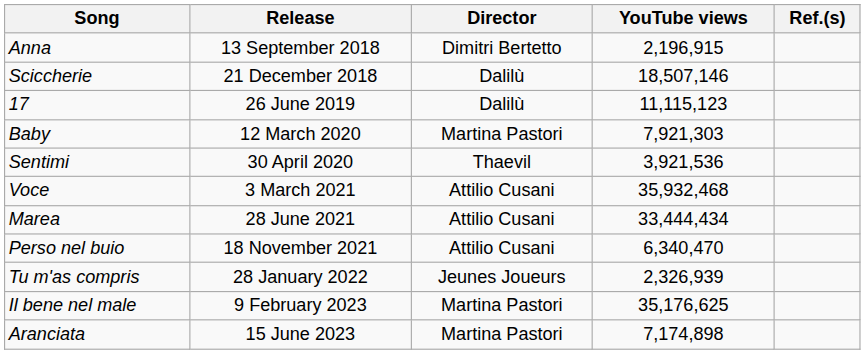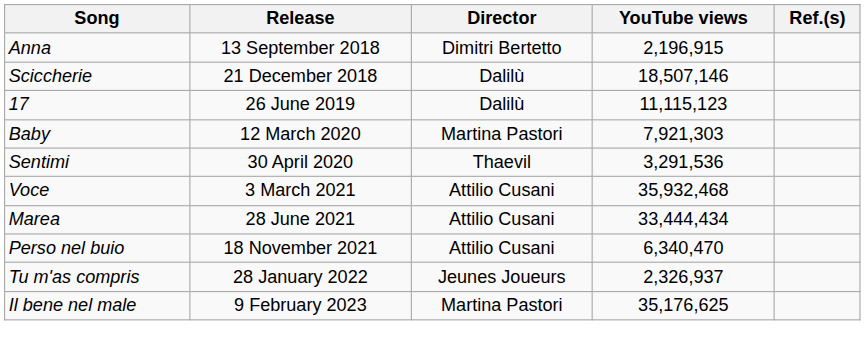(683, 162) 3,921,536 -> (683, 162) 3,291,536
(683, 276) 2,326,939 -> (683, 276) 2,326,937
- row: (47, 334)
